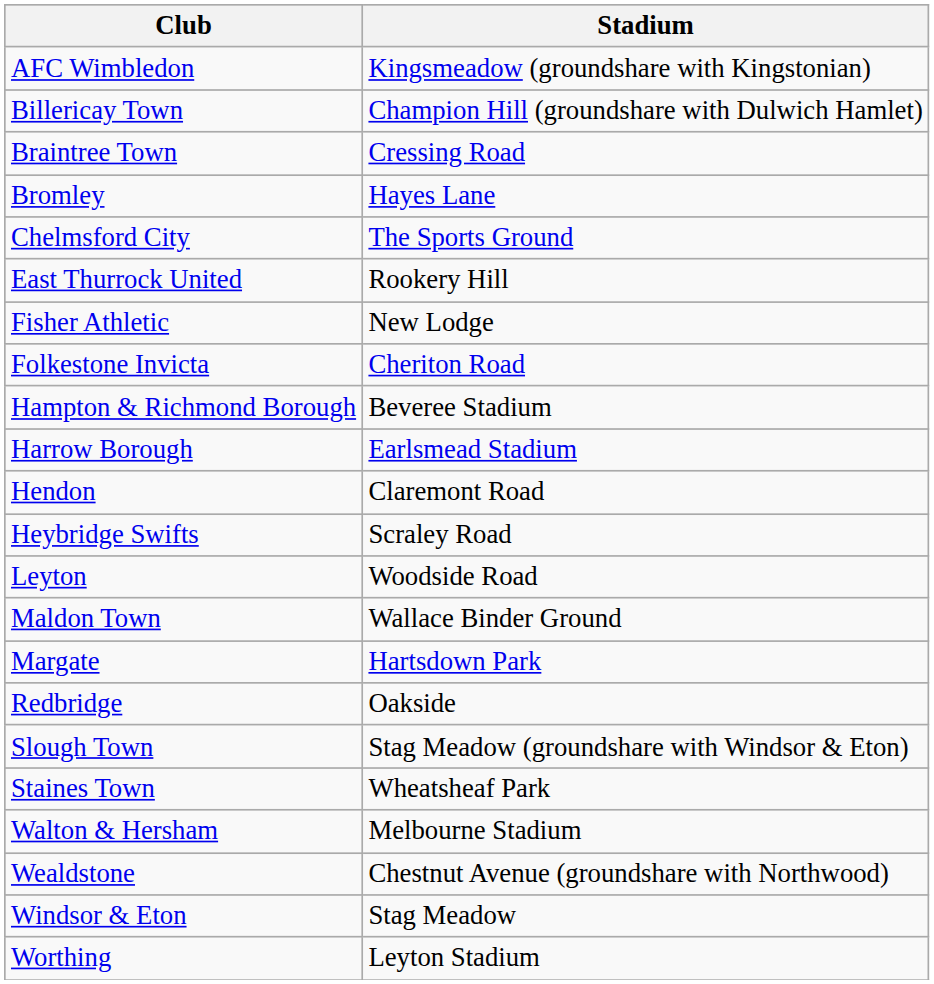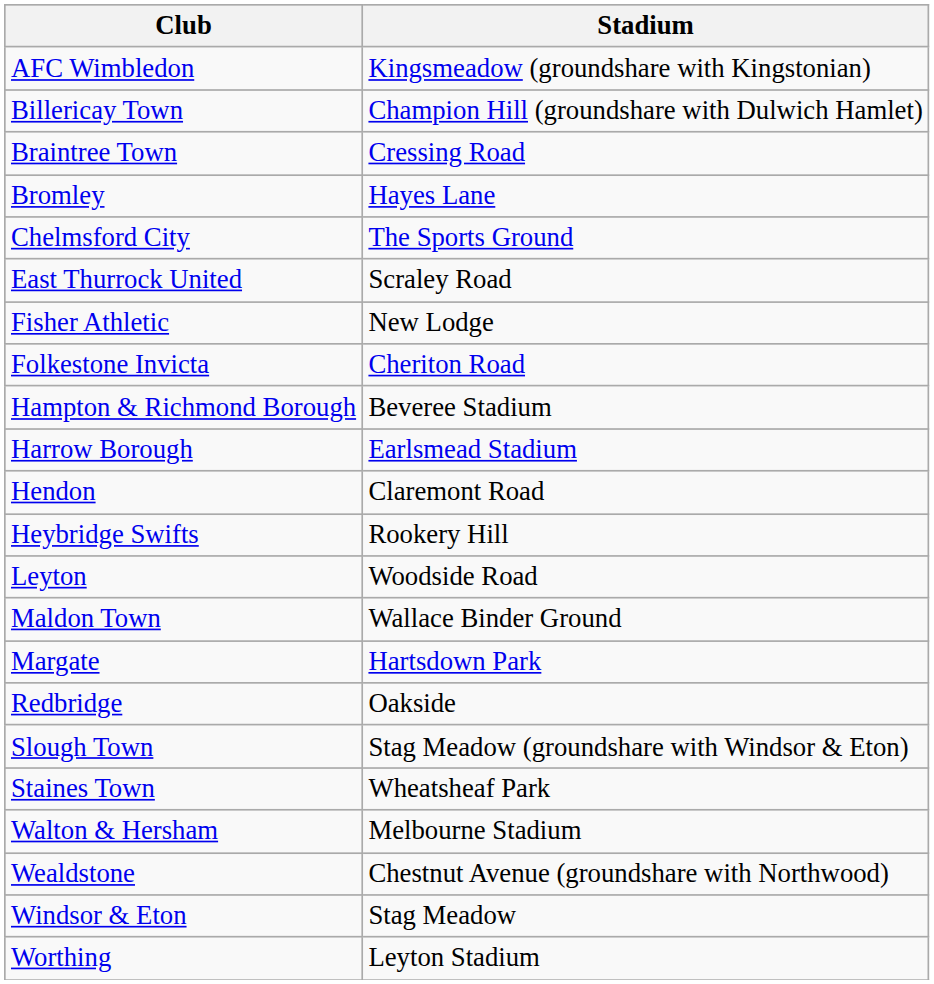(439, 279) Rookery Hill -> (440, 279) Scraley Road
(440, 534) Scraley Road -> (439, 534) Rookery Hill
